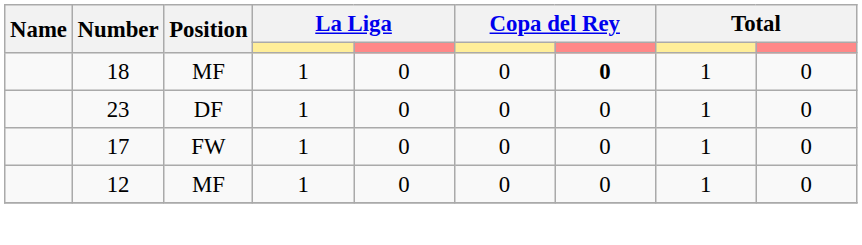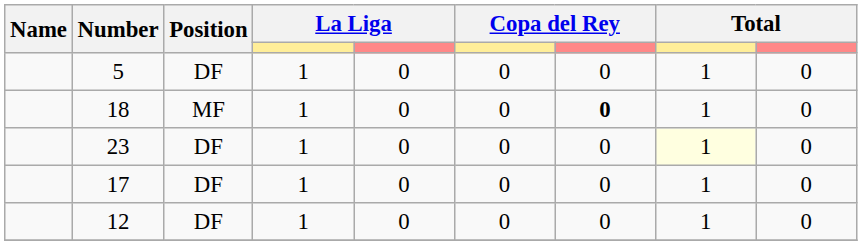+ row: (118, 71)
(706, 109) no background -> (706, 146) lightyellow background
(208, 146) FW -> (208, 184) DF
(208, 184) MF -> (208, 222) DF
